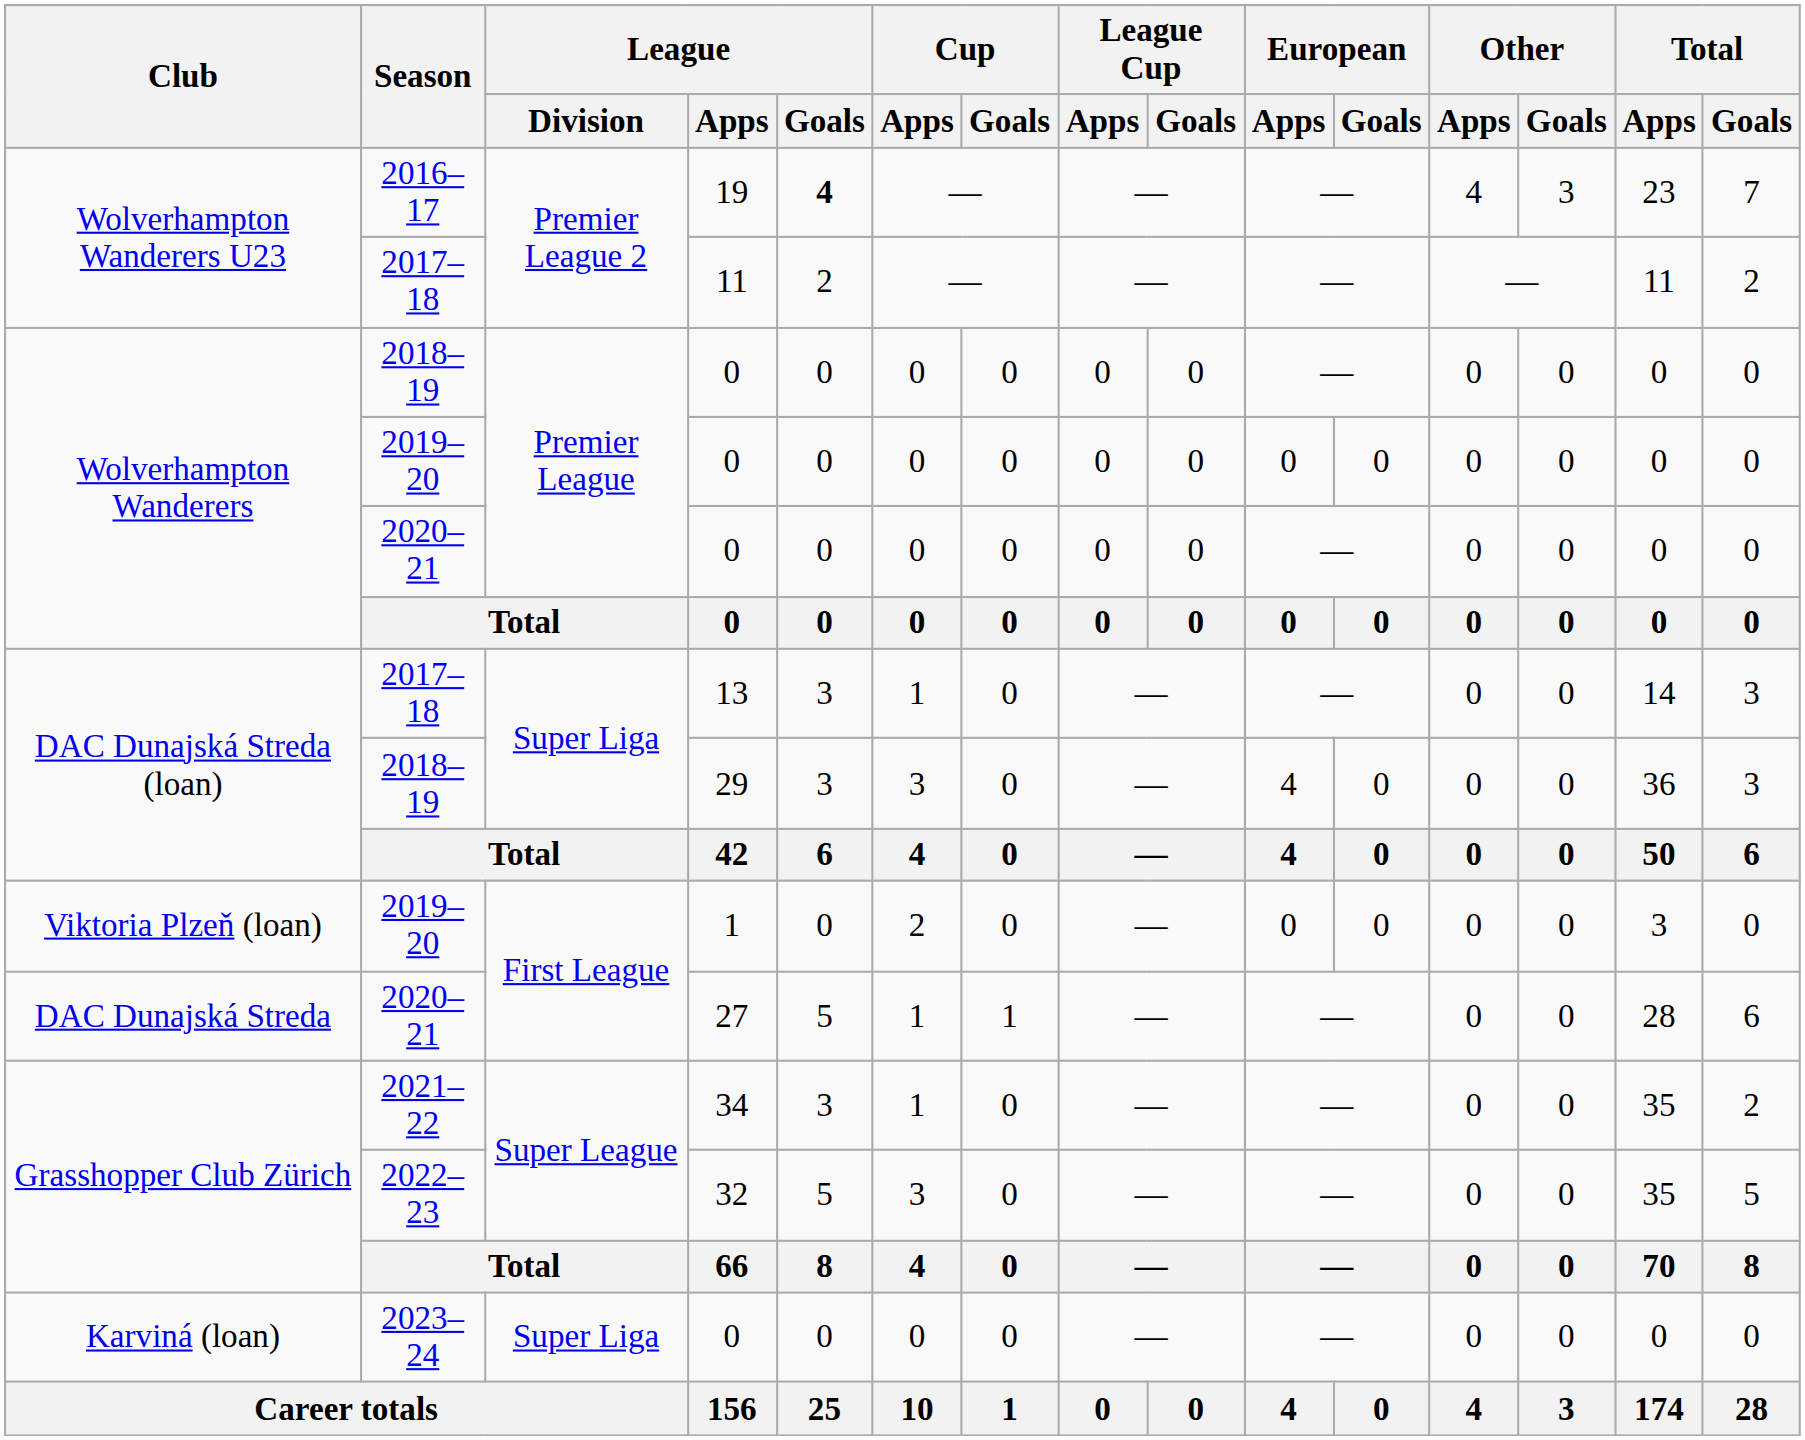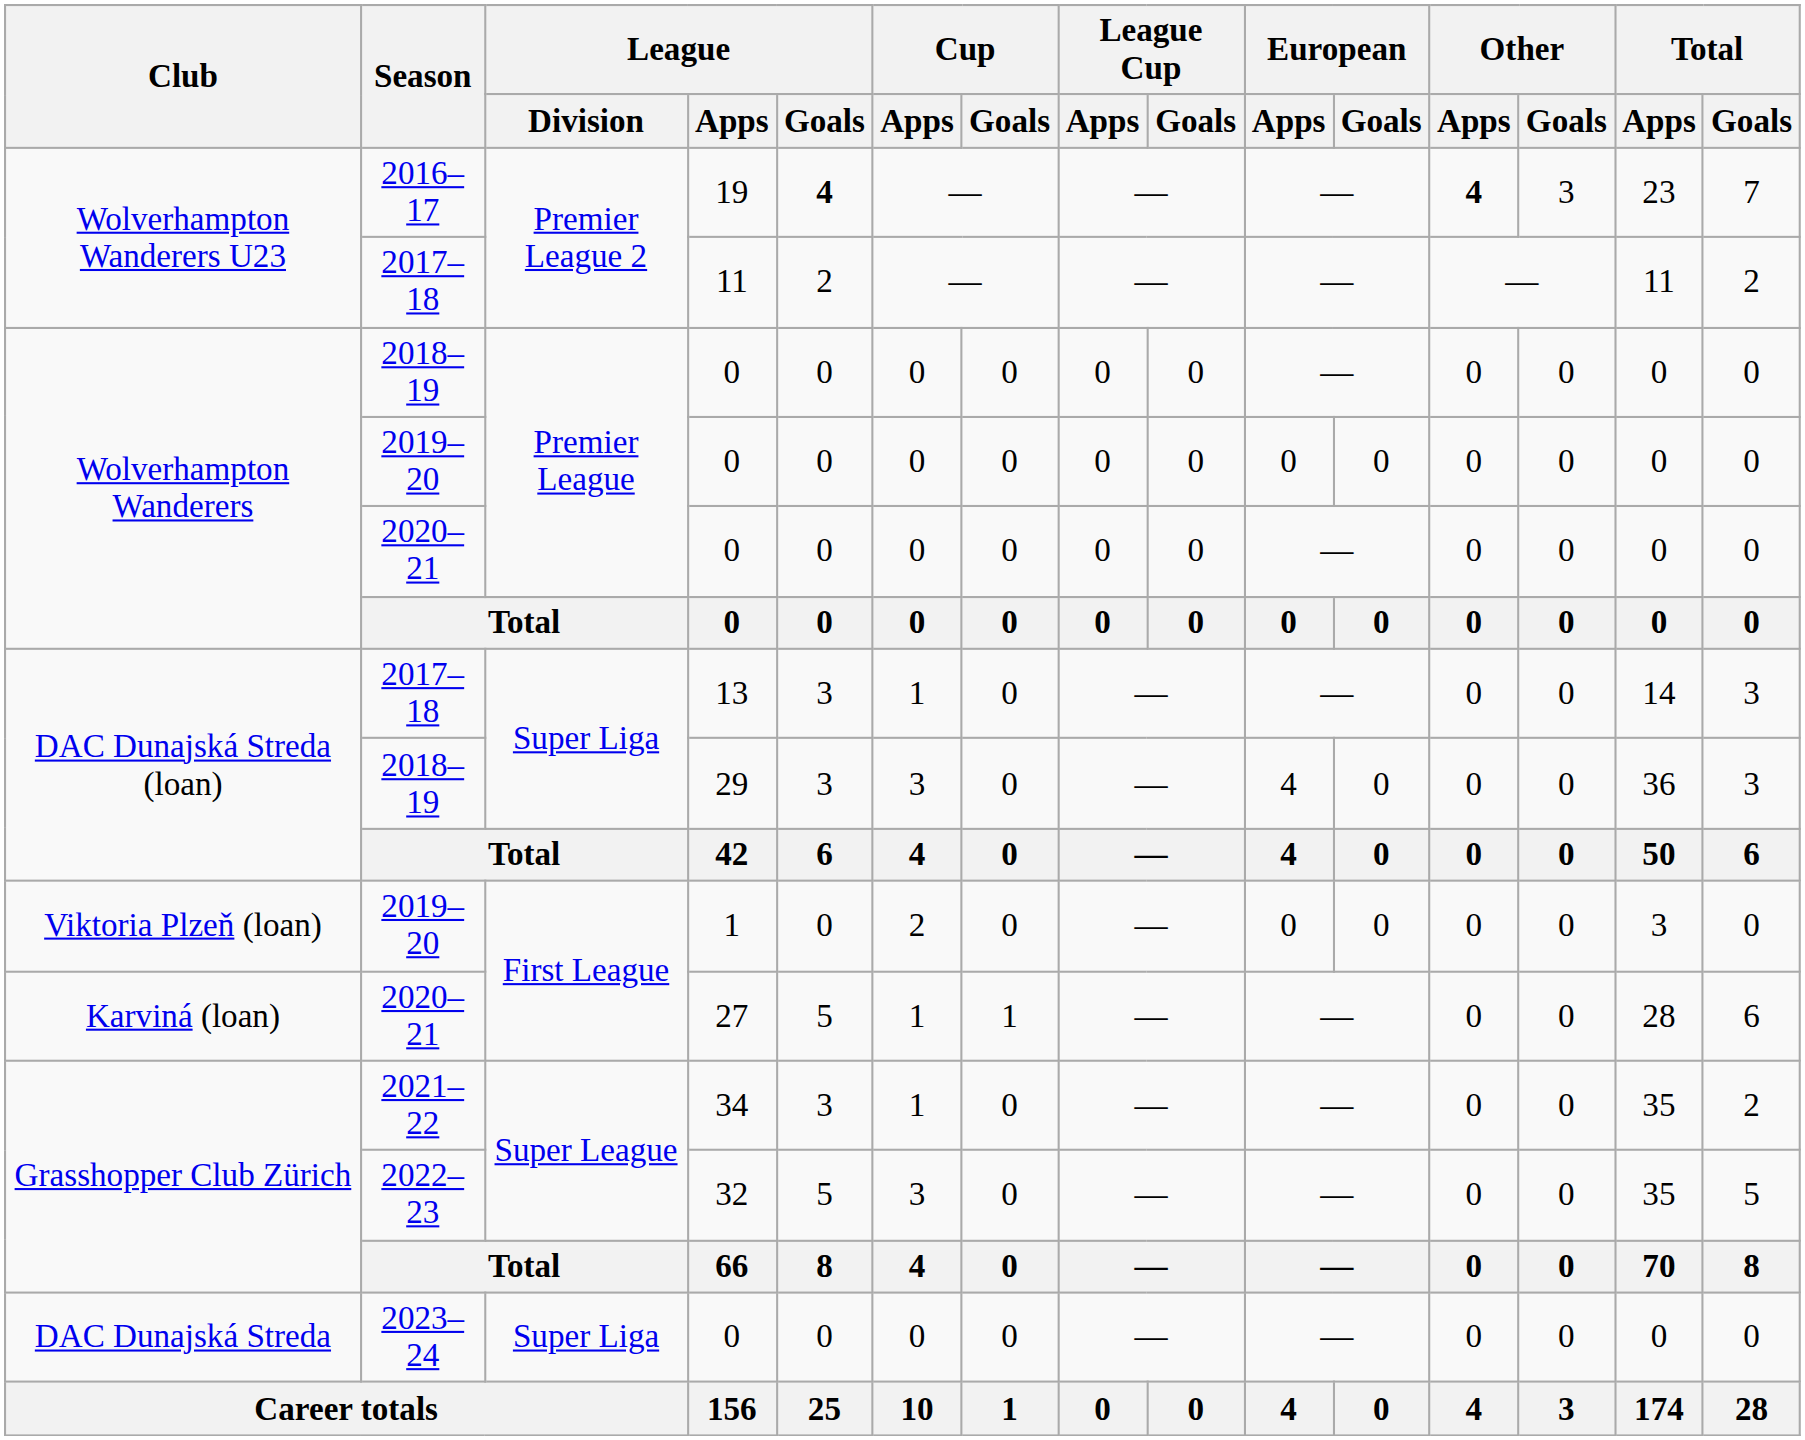(1474, 191) normal -> (1474, 191) bold
(183, 1015) DAC Dunajská Streda -> (183, 1015) Karviná (loan)
(183, 1336) Karviná (loan) -> (183, 1336) DAC Dunajská Streda
